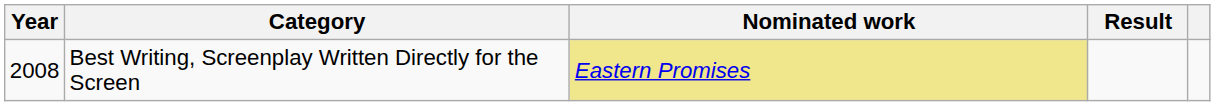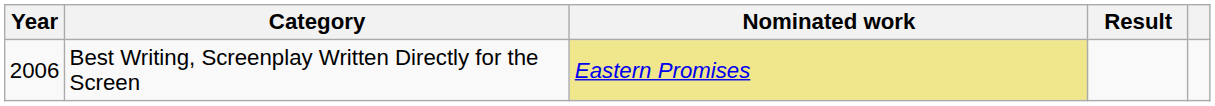(35, 69) 2008 -> (35, 69) 2006
